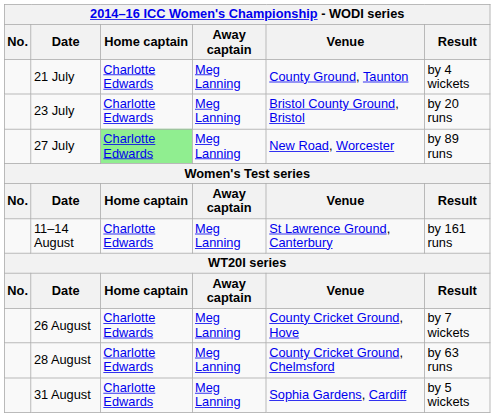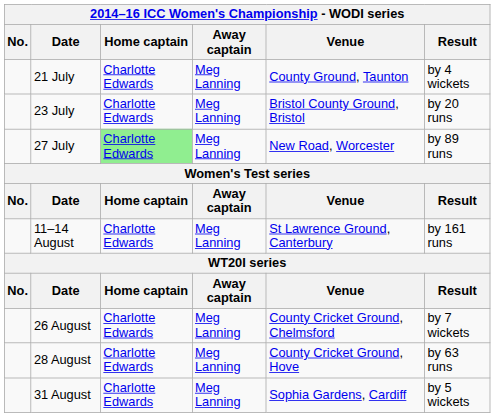(336, 325) County Cricket Ground, Hove -> (336, 325) County Cricket Ground, Chelmsford
(336, 360) County Cricket Ground, Chelmsford -> (336, 360) County Cricket Ground, Hove
